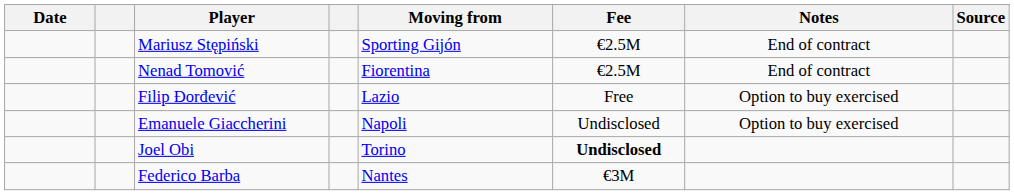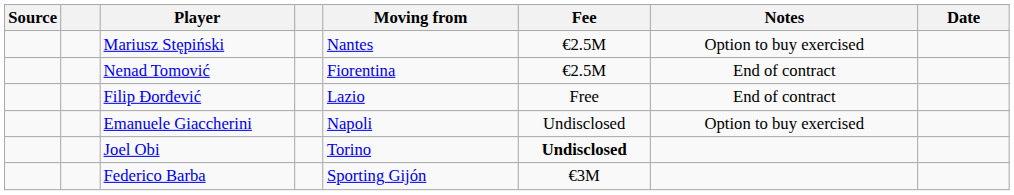columns swapped: (50, 17) <-> (981, 17)
(411, 44) Sporting Gijón -> (350, 44) Nantes
(819, 44) End of contract -> (784, 44) Option to buy exercised
(819, 96) Option to buy exercised -> (784, 96) End of contract
(385, 176) Nantes -> (377, 176) Sporting Gijón
